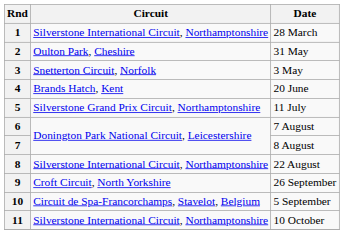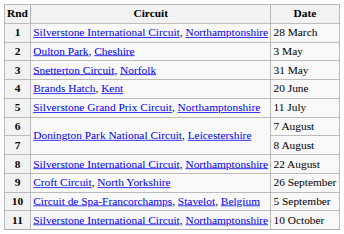(291, 51) 31 May -> (288, 51) 3 May
(288, 70) 3 May -> (291, 70) 31 May
